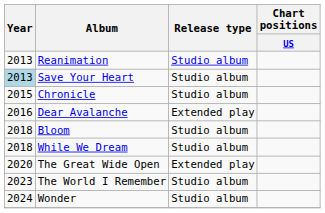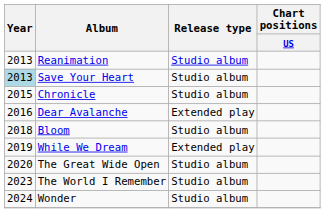(20, 147) 2018 -> (20, 147) 2019
(210, 147) Studio album -> (213, 147) Extended play
(213, 164) Extended play -> (210, 164) Studio album
